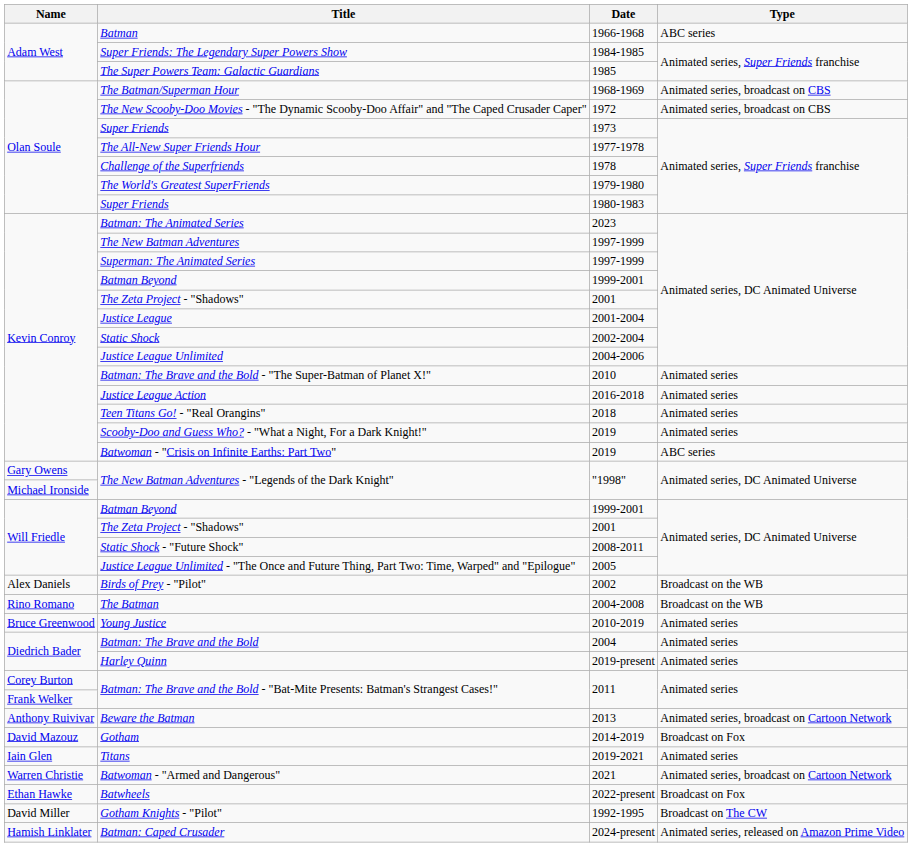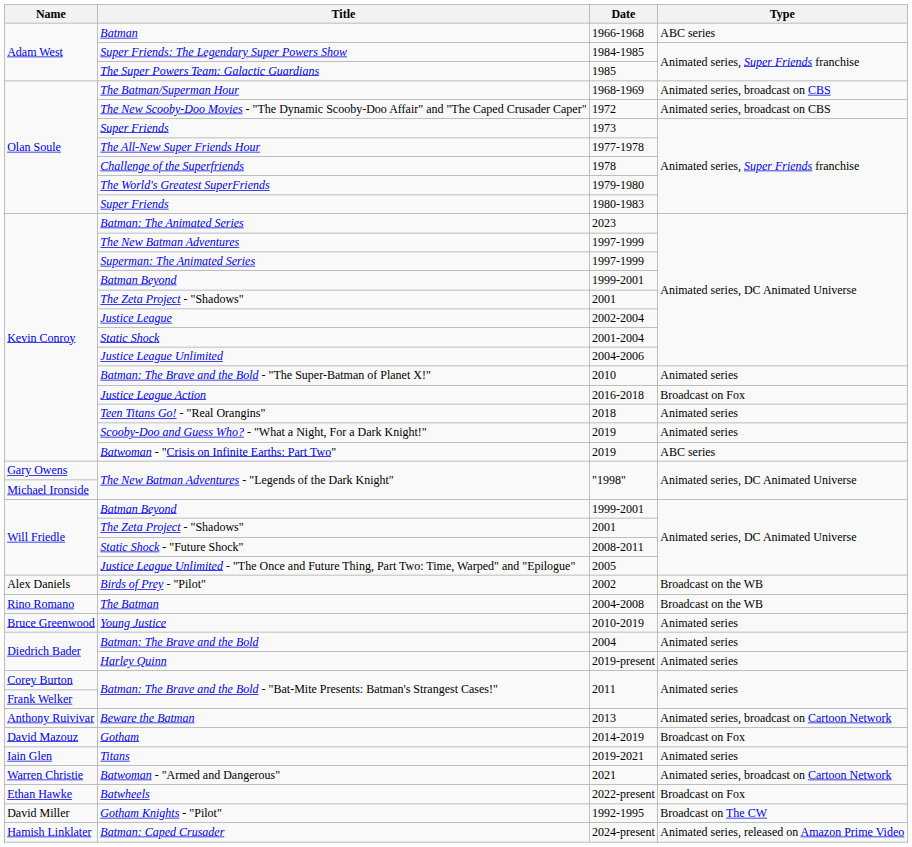(618, 318) 2001-2004 -> (618, 318) 2002-2004
(618, 337) 2002-2004 -> (618, 337) 2001-2004
(699, 394) Animated series -> (703, 394) Broadcast on Fox
